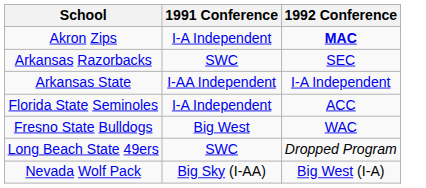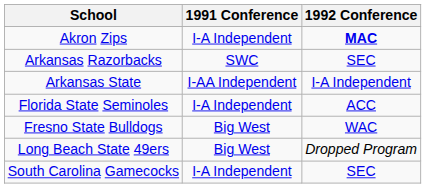(222, 149) SWC -> (242, 149) Big West
- row: (83, 171)
+ row: (93, 171)
